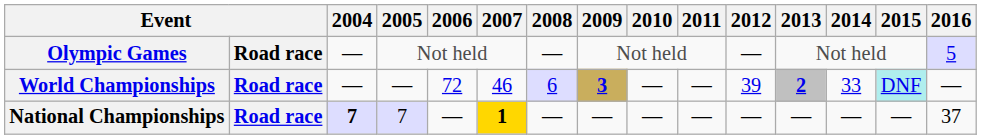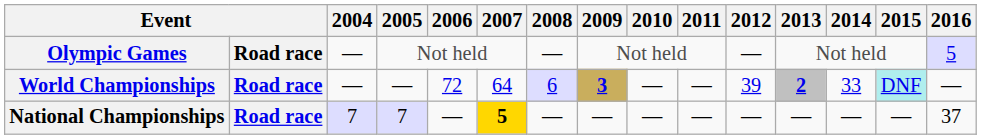(502, 85) 46 -> (502, 85) 64
(352, 117) bold -> (352, 117) normal
(502, 117) 1 -> (502, 117) 5
